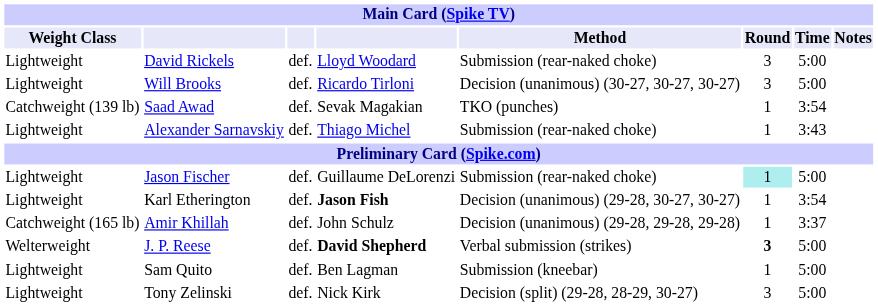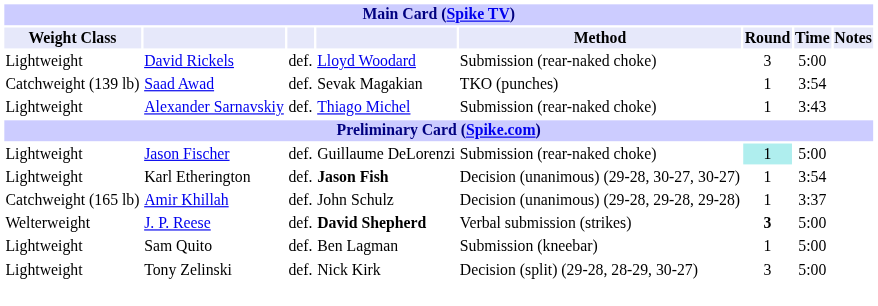- row: (183, 84)
